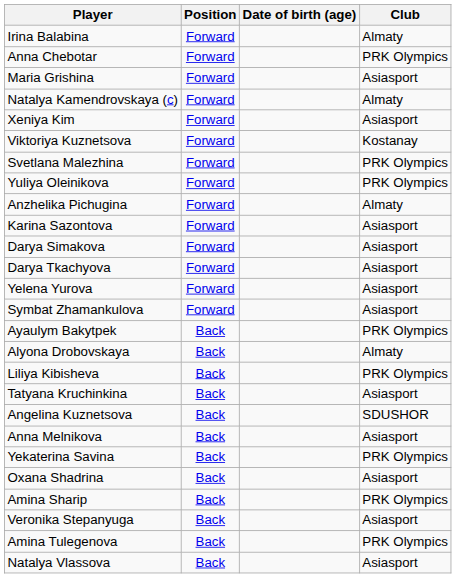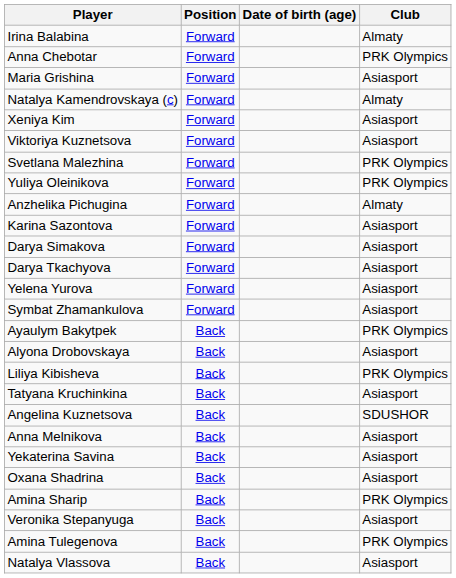(390, 141) Kostanay -> (390, 141) Asiasport
(383, 352) Almaty -> (390, 352) Asiasport
(405, 457) PRK Olympics -> (390, 457) Asiasport
